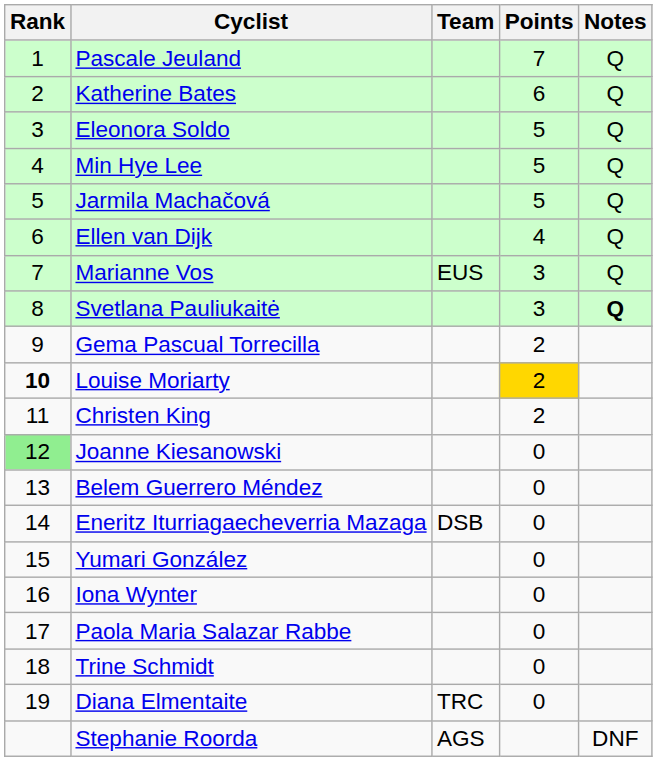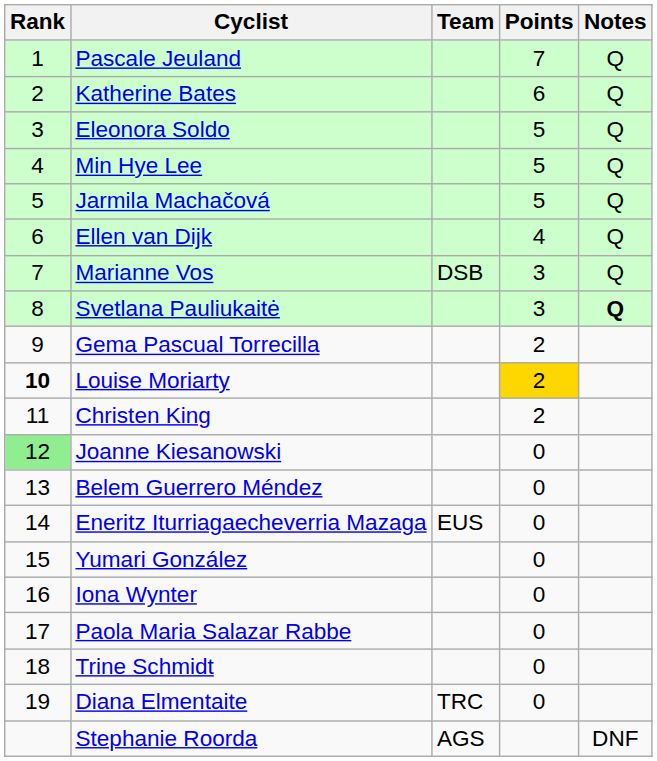(460, 272) EUS -> (460, 272) DSB
(460, 523) DSB -> (460, 523) EUS
